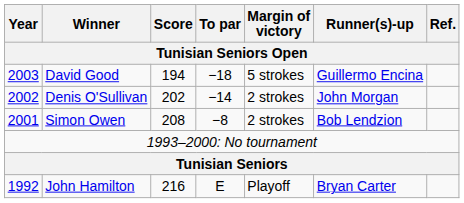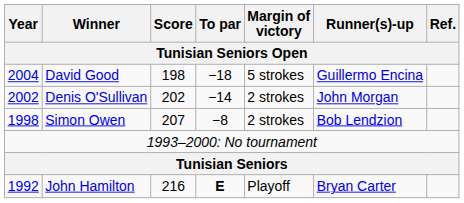(23, 76) 2003 -> (23, 76) 2004
(173, 76) 194 -> (173, 76) 198
(23, 120) 2001 -> (23, 120) 1998
(173, 120) 208 -> (173, 120) 207
(220, 186) normal -> (220, 186) bold
